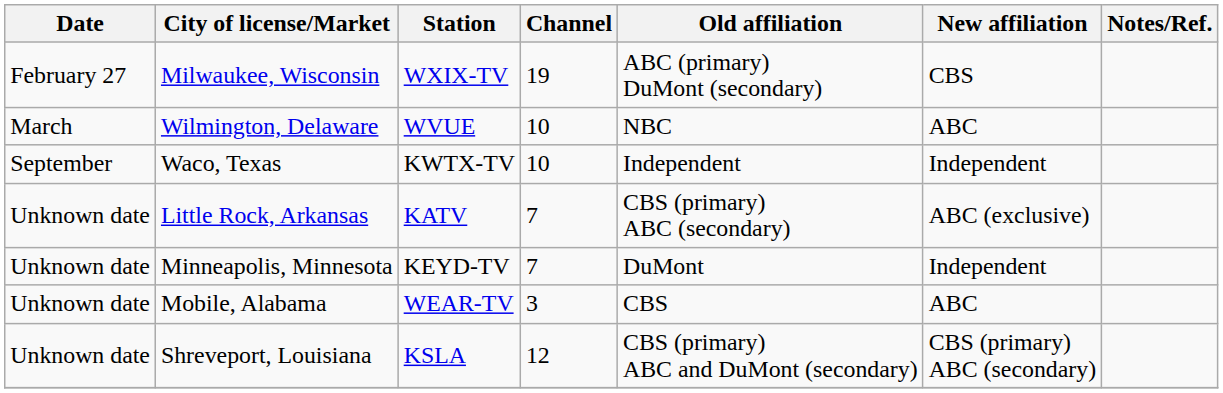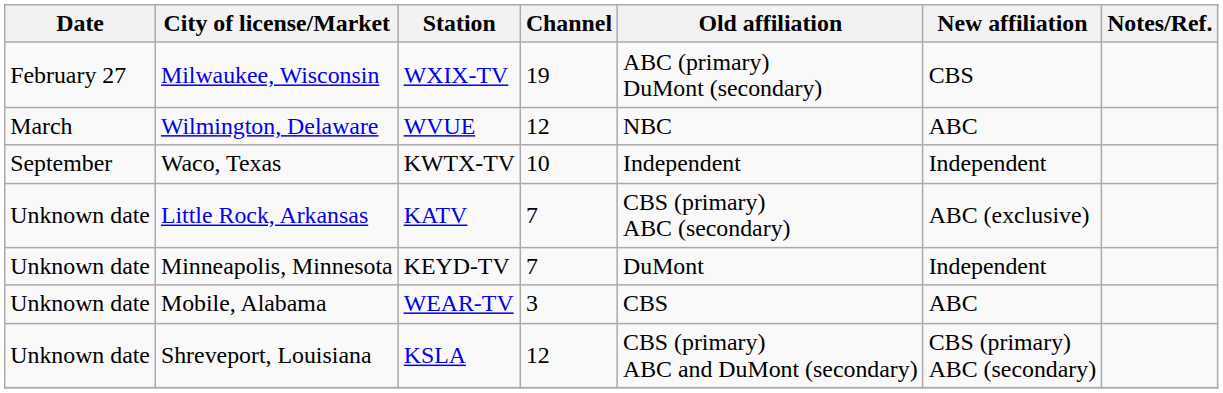(538, 125) 10 -> (538, 125) 12
